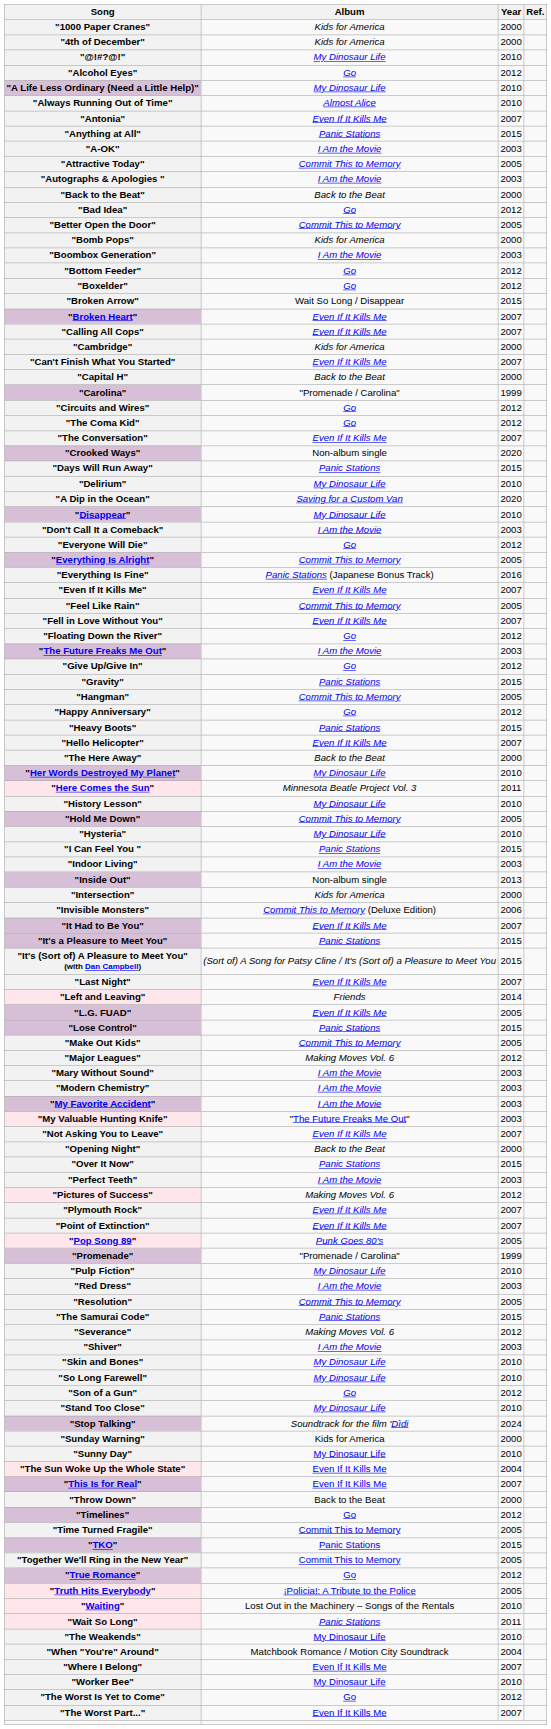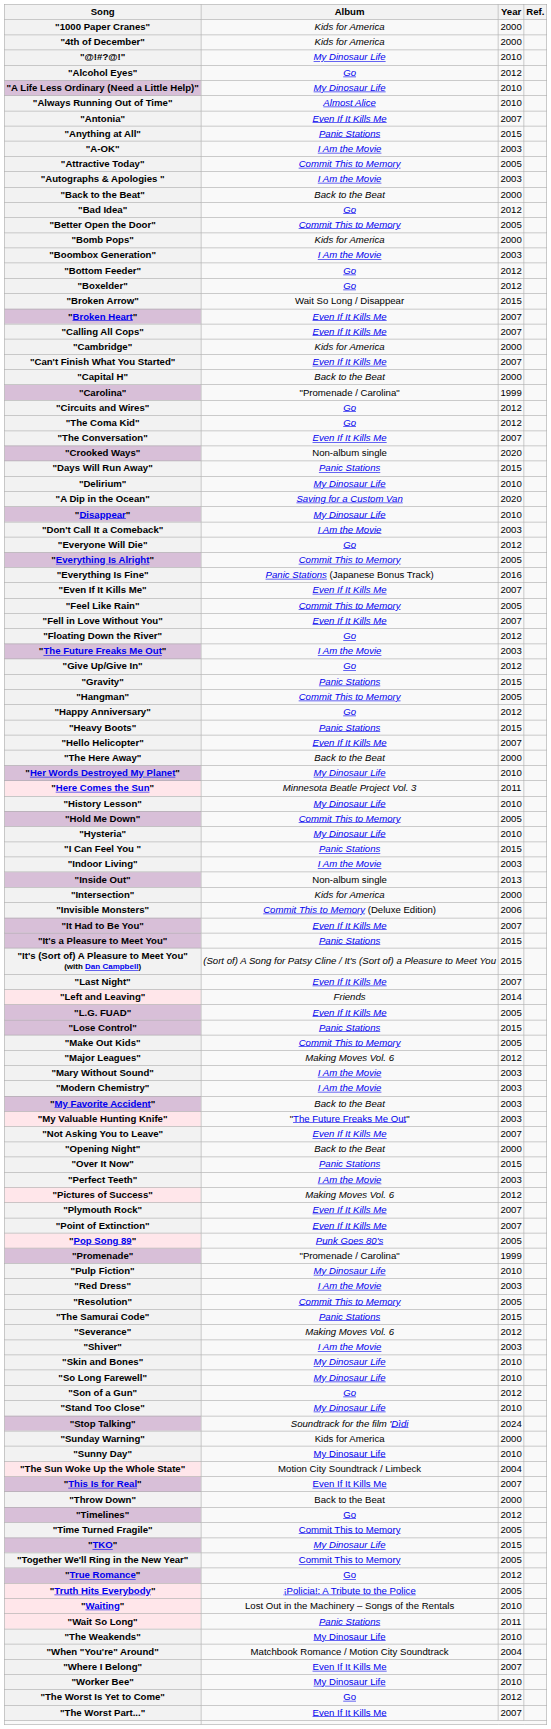(350, 1103) I Am the Movie -> (350, 1103) Back to the Beat
(350, 1469) Even If It Kills Me -> (350, 1469) Motion City Soundtrack / Limbeck
(350, 1545) Panic Stations -> (350, 1545) My Dinosaur Life
